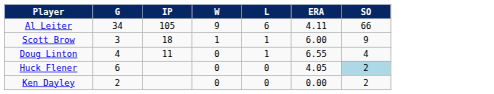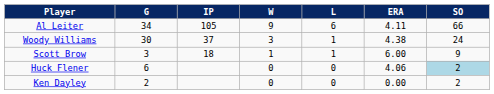+ row: (60, 40)
- row: (48, 54)
(316, 68) 4.05 -> (396, 68) 4.06
